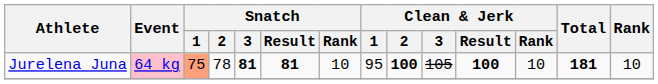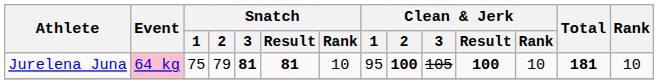(196, 65) lightsalmon background -> (196, 65) no background
(222, 65) 78 -> (222, 65) 79
